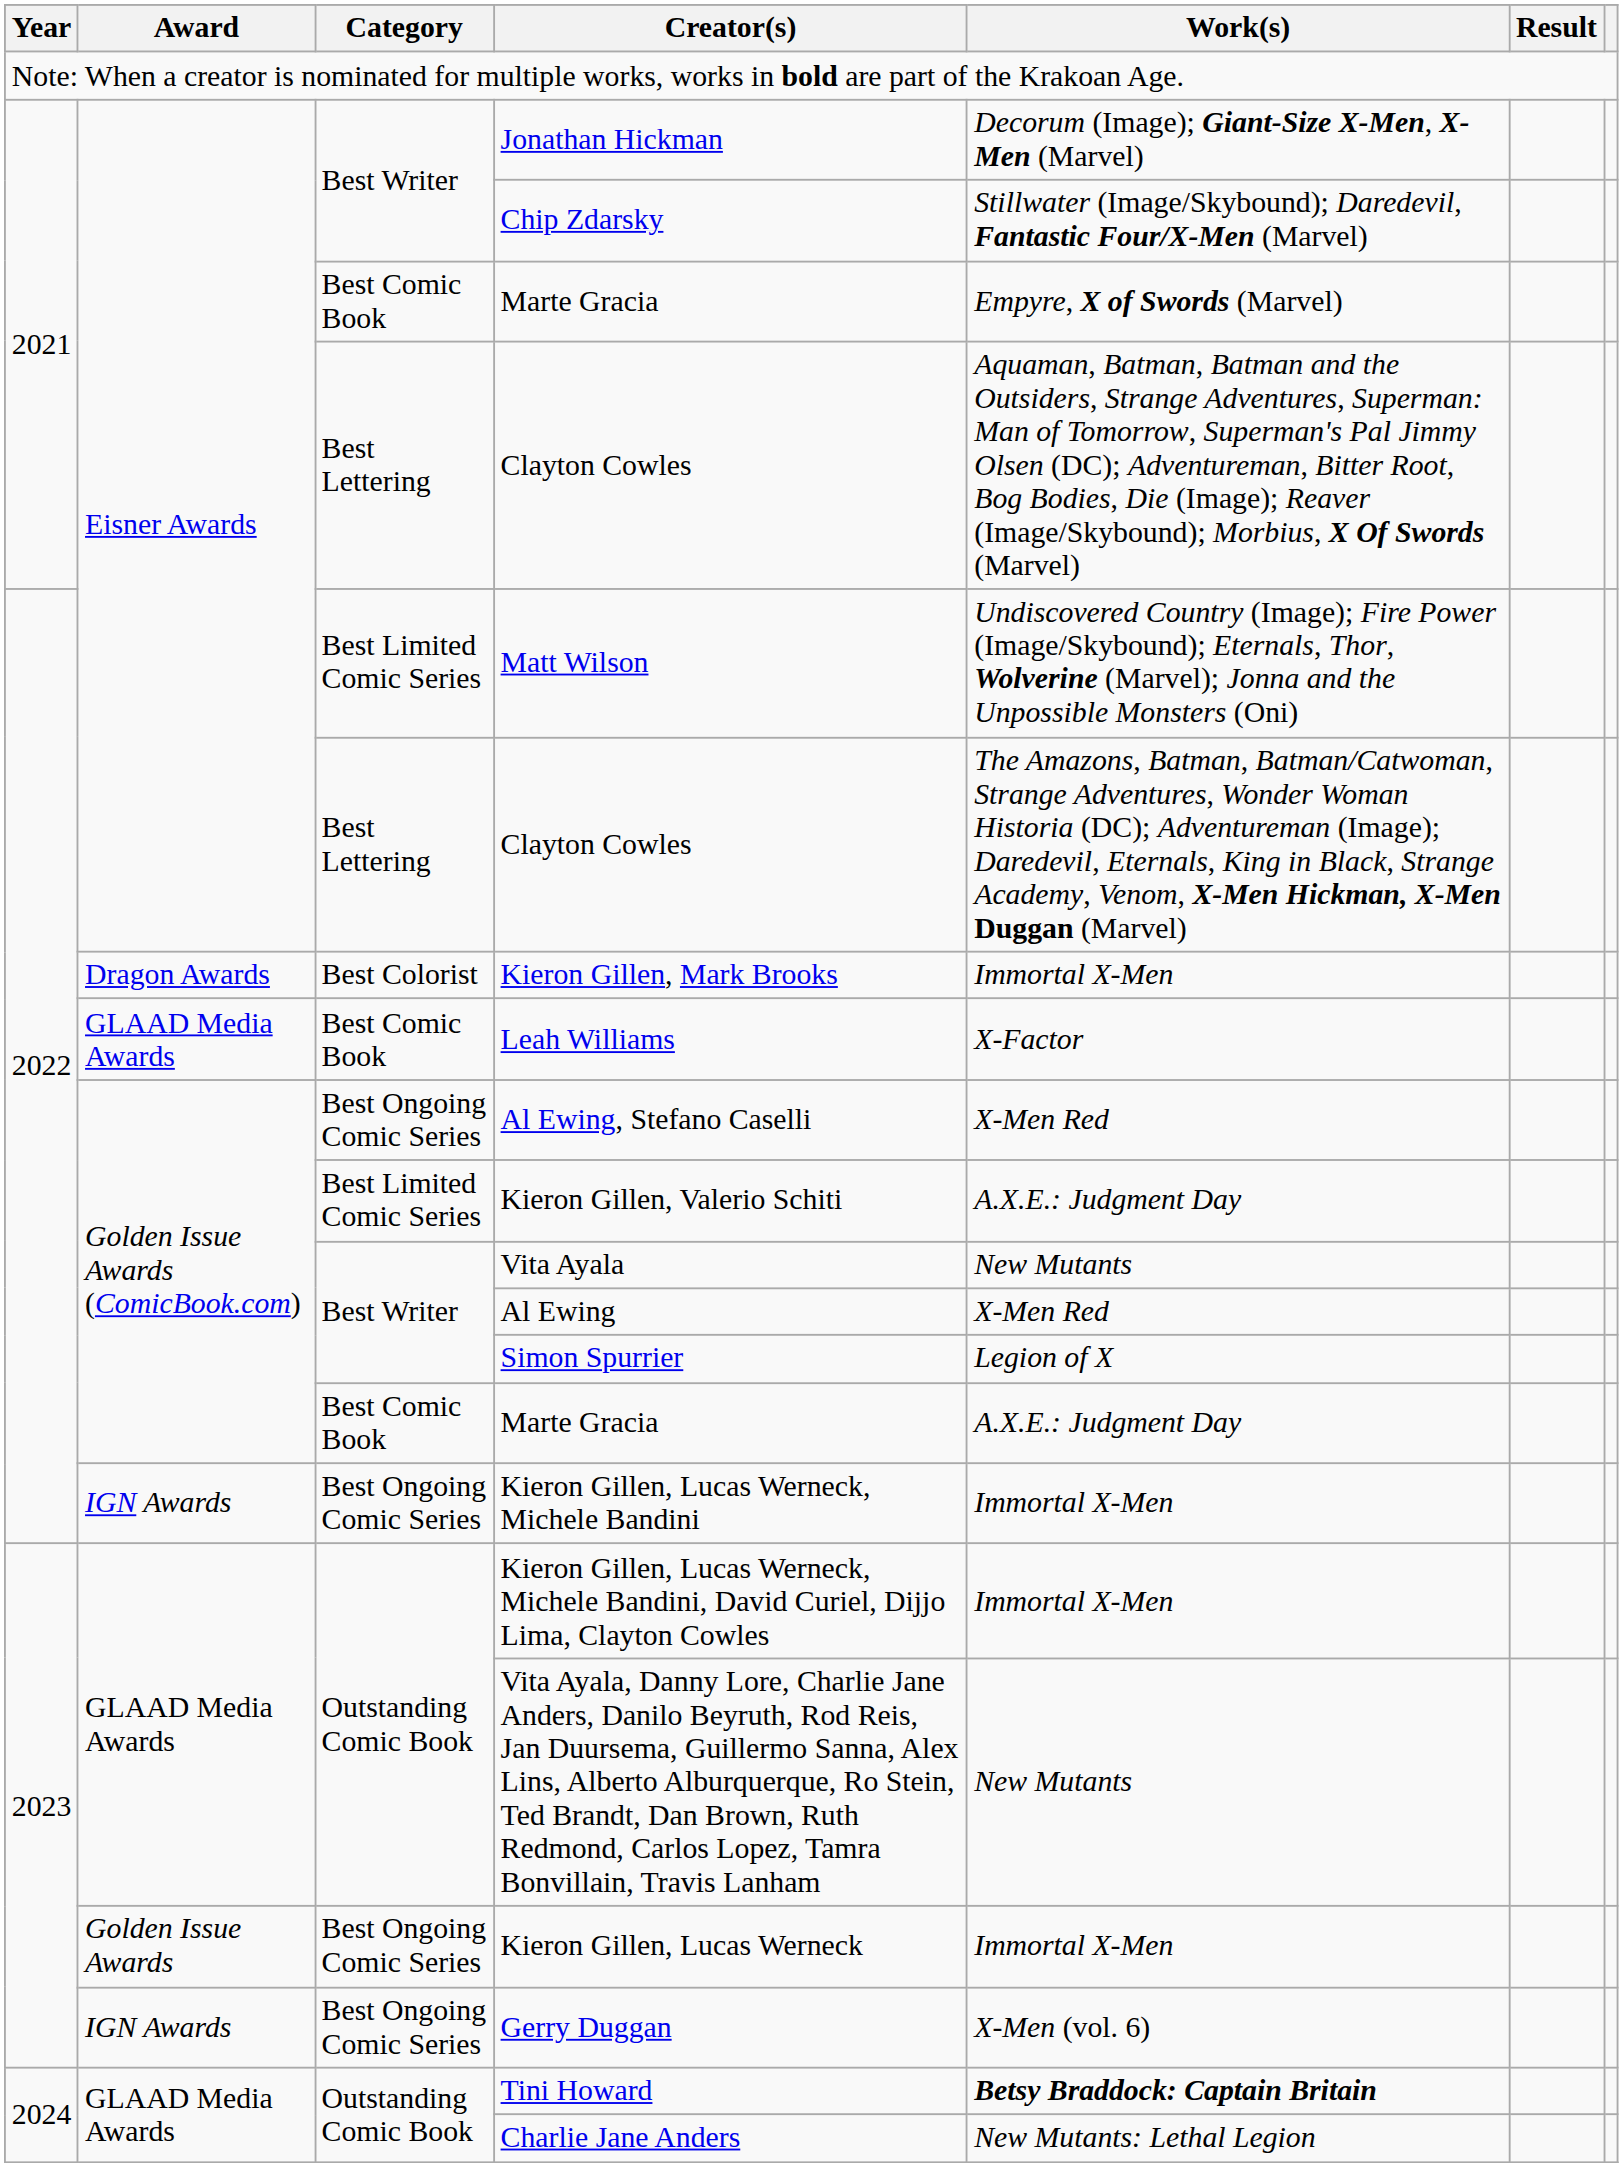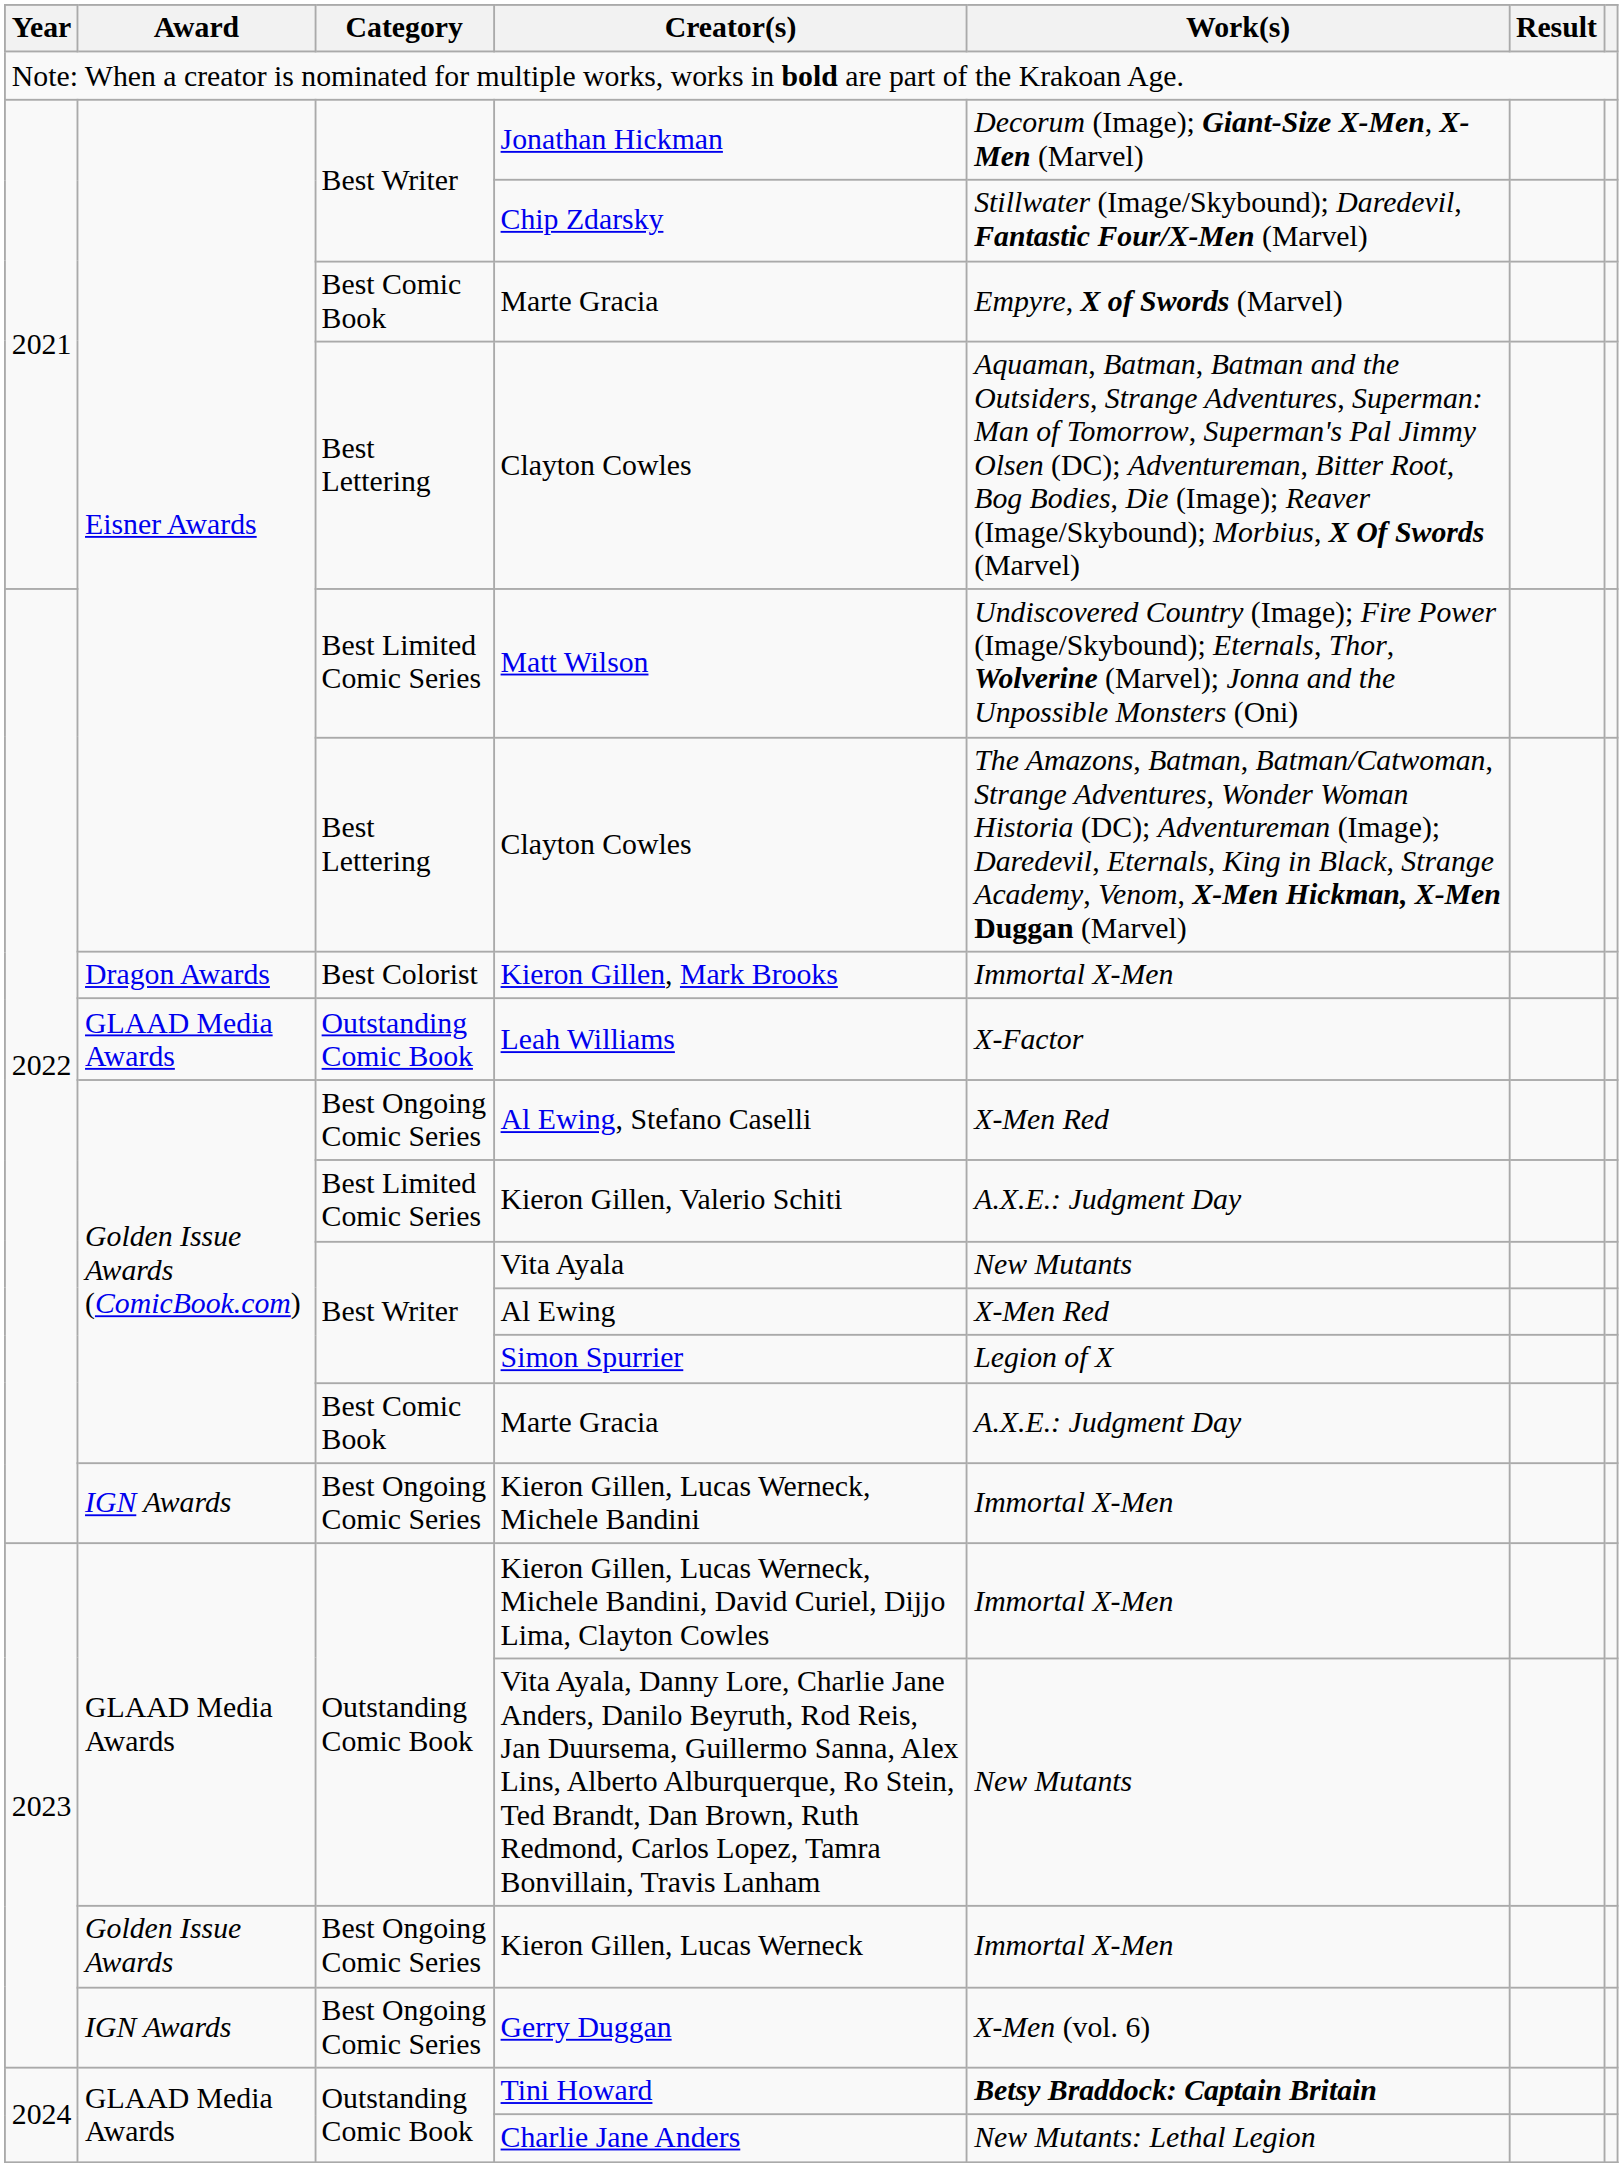(391, 1038) Best Comic Book -> (397, 1038) Outstanding Comic Book
